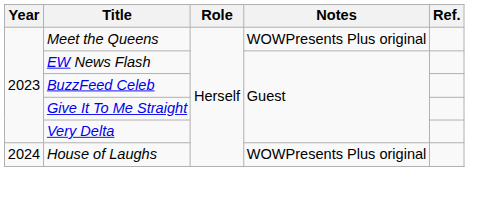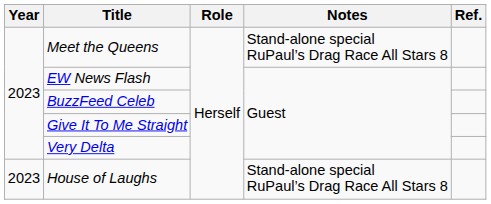(337, 39) WOWPresents Plus original -> (347, 47) Stand-alone special RuPaul’s Drag Race All Stars 8
(24, 154) 2024 -> (24, 179) 2023
(337, 154) WOWPresents Plus original -> (347, 179) Stand-alone special RuPaul’s Drag Race All Stars 8
